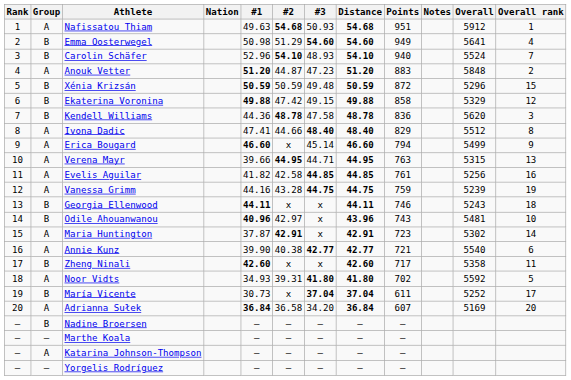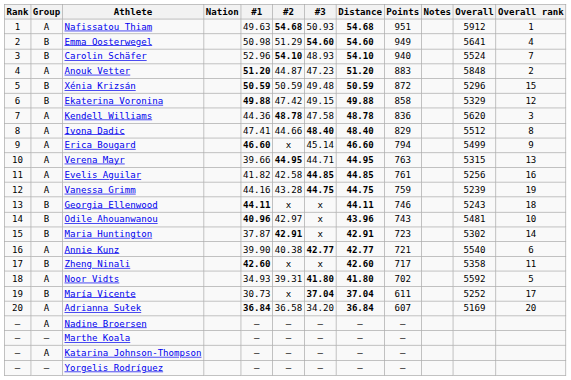(46, 116) B -> (46, 116) A
(46, 234) A -> (46, 234) B
(46, 323) B -> (46, 323) A
